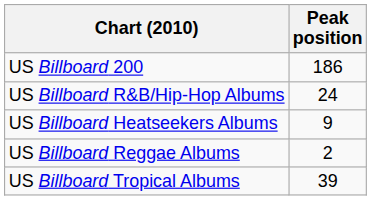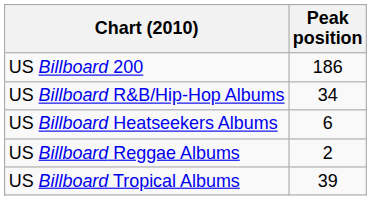(328, 95) 24 -> (328, 95) 34
(328, 124) 9 -> (328, 124) 6
